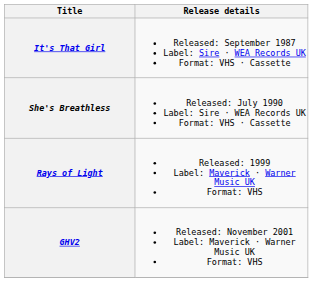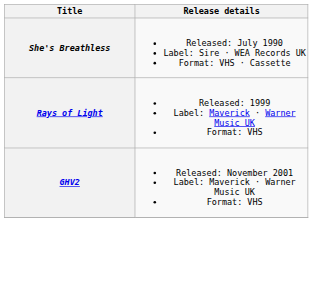- row: (70, 48)
